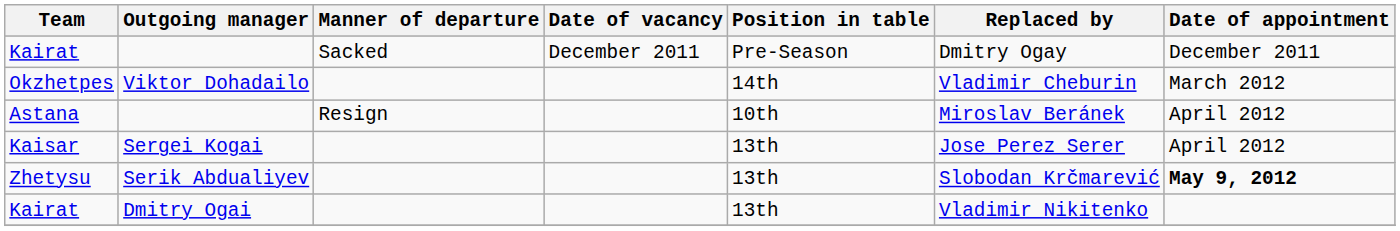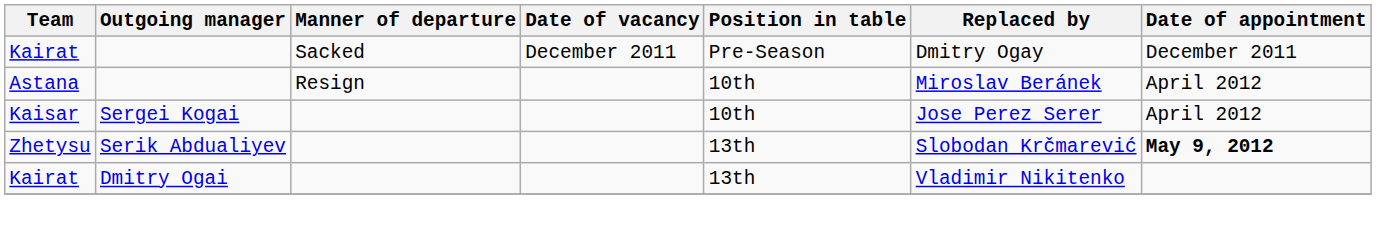- row: (62, 84)
(755, 147) 13th -> (732, 115) 10th
